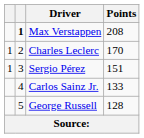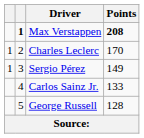(115, 31) normal -> (115, 31) bold
(115, 68) 151 -> (115, 68) 149
